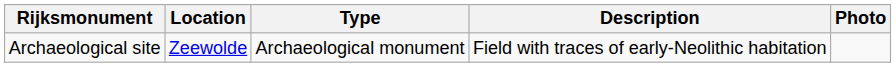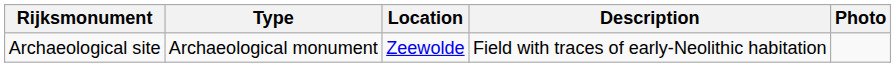columns swapped: (360, 18) <-> (208, 18)
